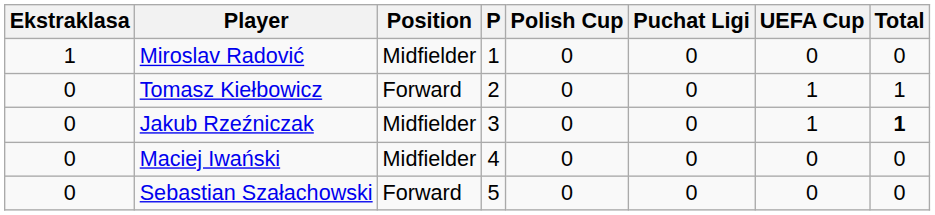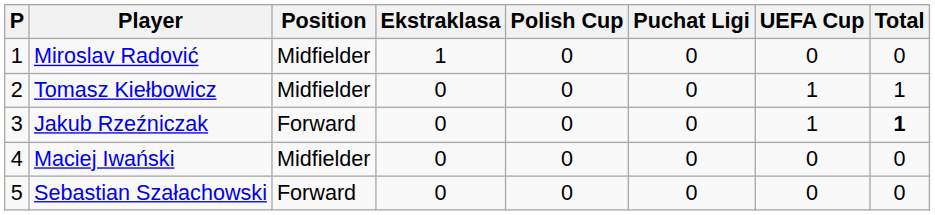columns swapped: (493, 21) <-> (70, 21)
(422, 90) Forward -> (324, 90) Midfielder
(429, 124) Midfielder -> (317, 124) Forward
